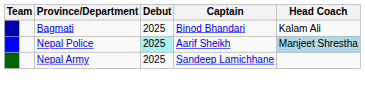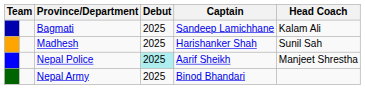(211, 28) Binod Bhandari -> (225, 28) Sandeep Lamichhane
+ row: (58, 44)
(318, 44) lightblue background -> (318, 60) no background
(225, 60) Sandeep Lamichhane -> (211, 76) Binod Bhandari
